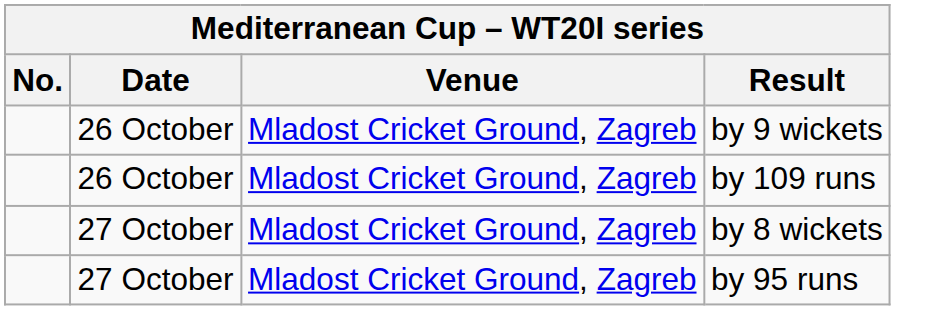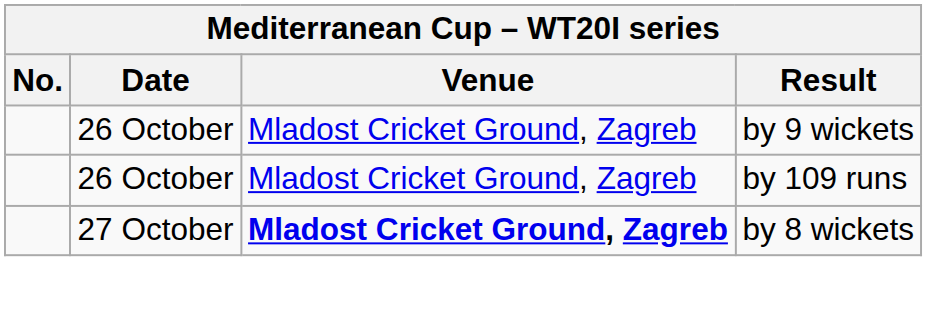(472, 229) normal -> (488, 229) bold
- row: (785, 279)
